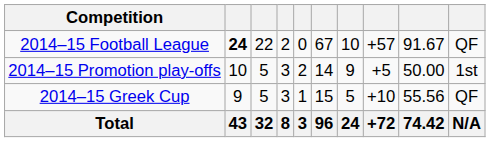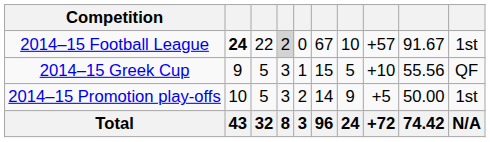(285, 44) no background -> (285, 44) lightgrey background
(467, 44) QF -> (467, 44) 1st
rows swapped: (115, 70) <-> (115, 96)
